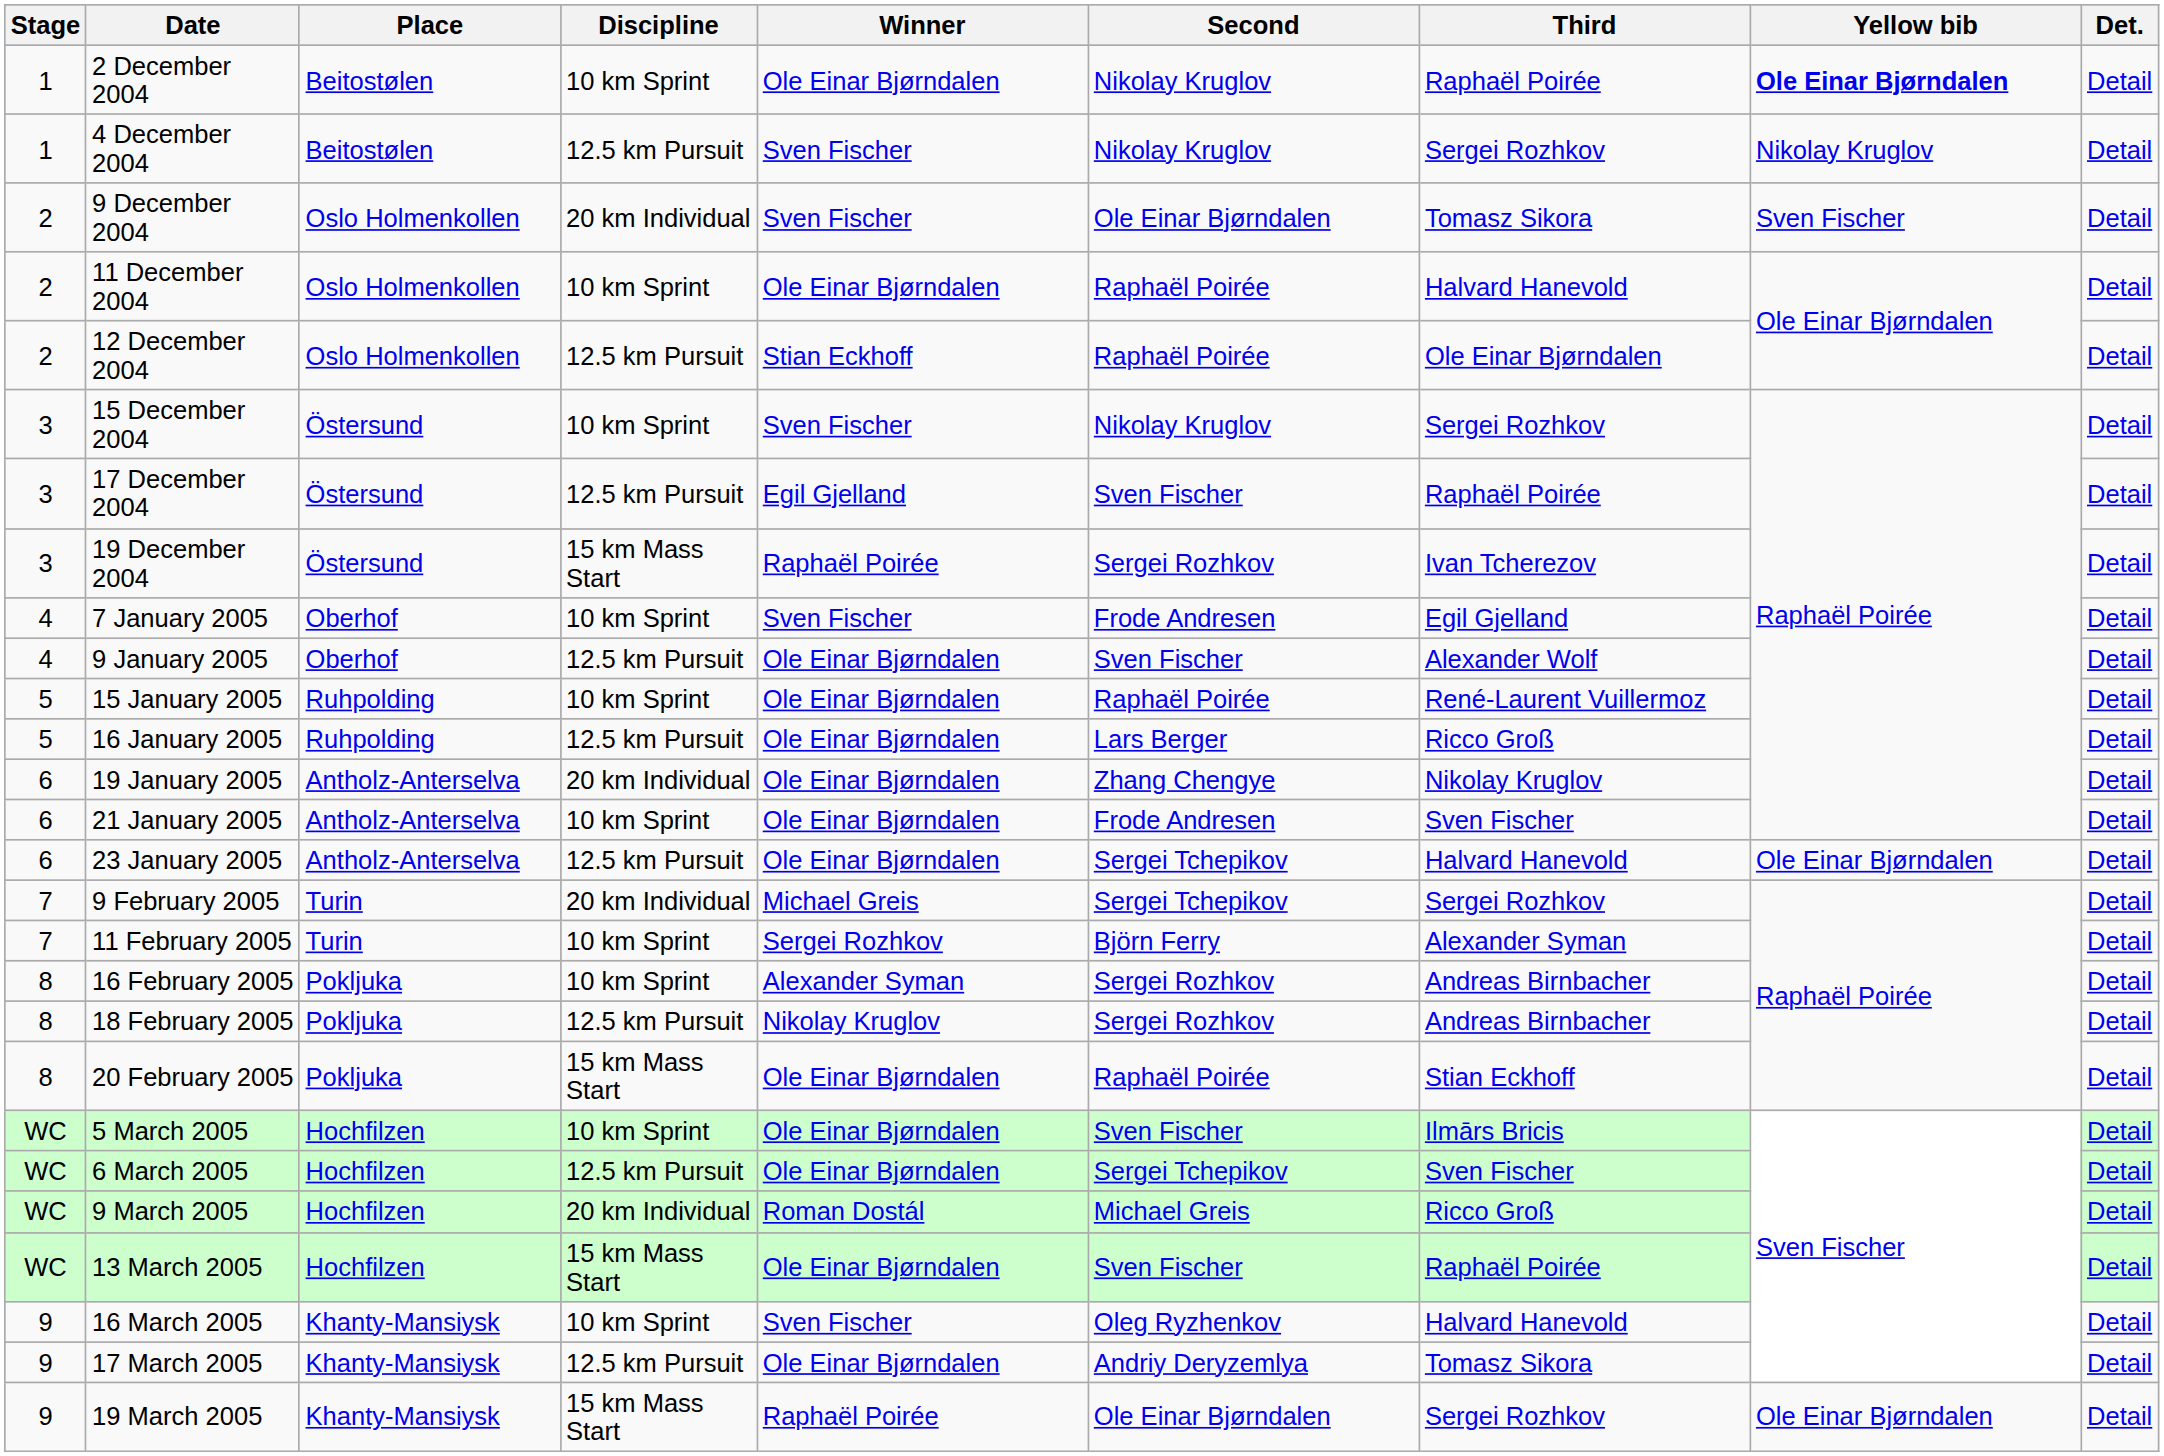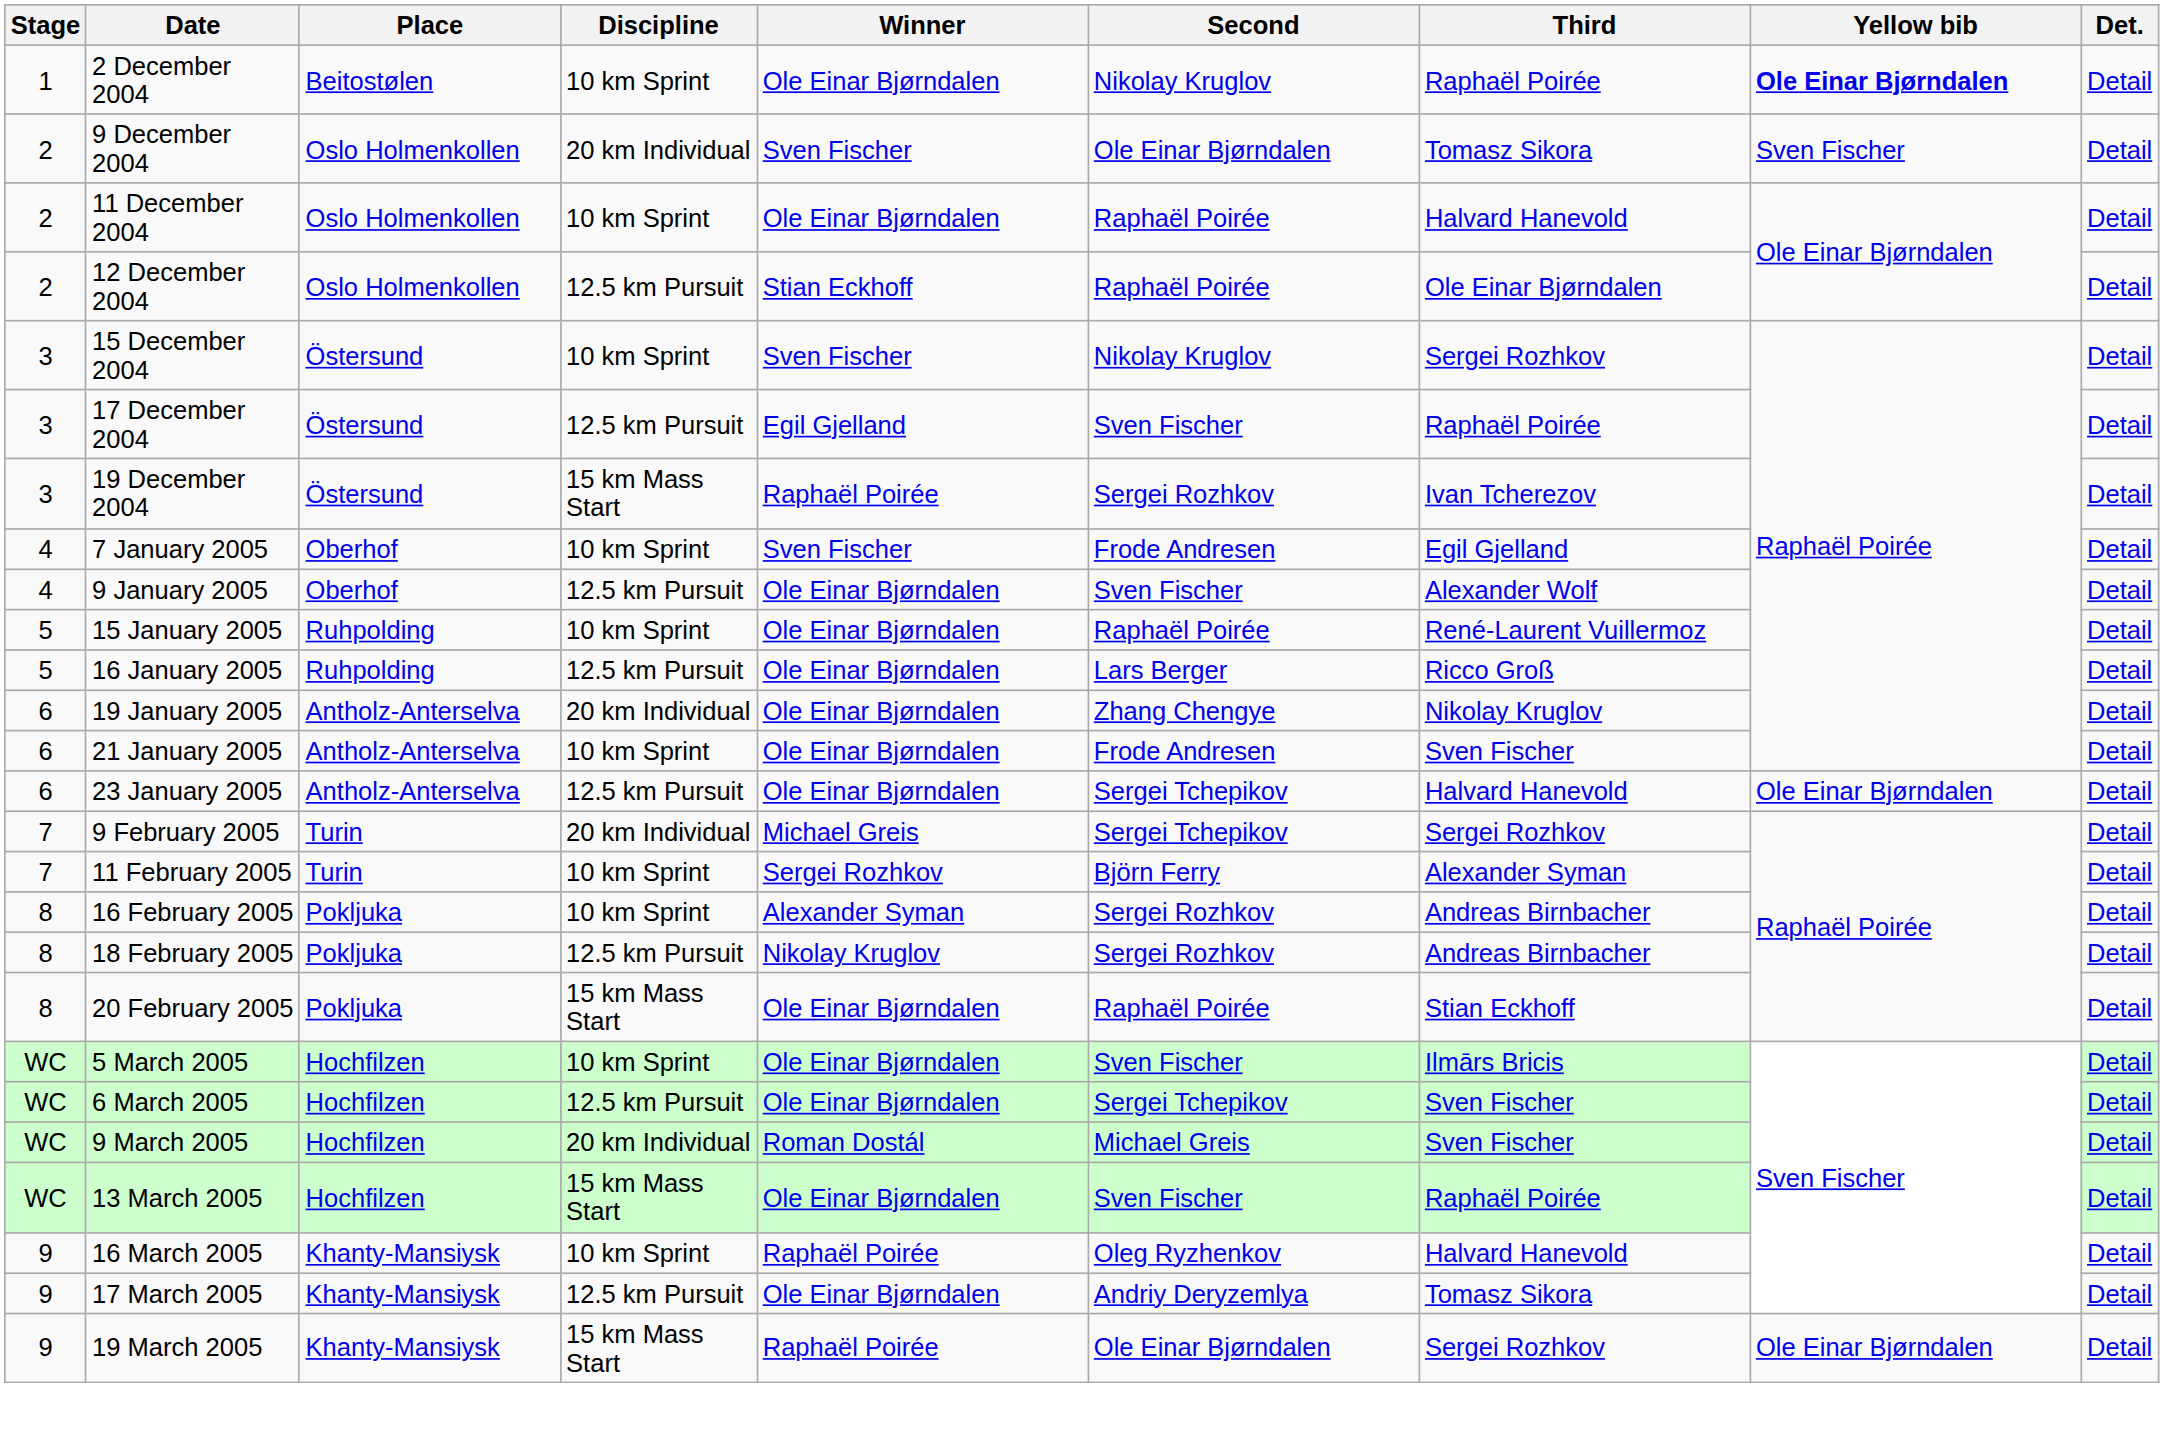- row: (162, 149)
(1489, 1212) Ricco Groß -> (1499, 1143) Sven Fischer
(837, 1321) Sven Fischer -> (851, 1252) Raphaël Poirée
